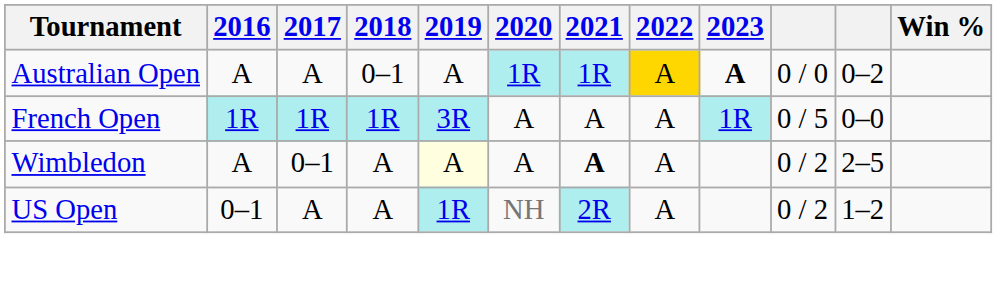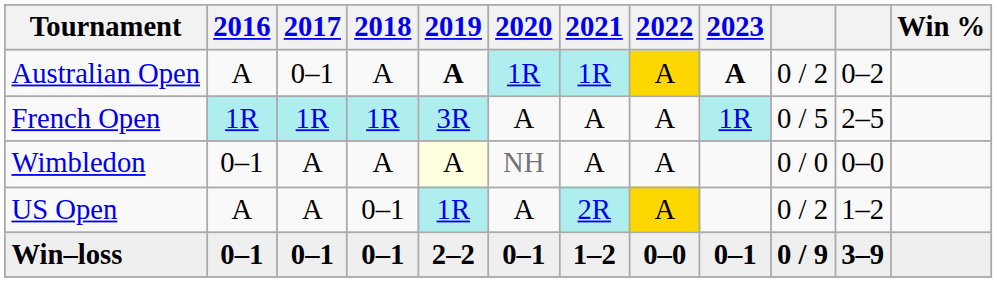(312, 72) A -> (312, 72) 0–1
(383, 72) 0–1 -> (383, 72) A
(453, 72) normal -> (453, 72) bold
(803, 72) 0 / 0 -> (803, 72) 0 / 2
(863, 118) 0–0 -> (863, 118) 2–5
(242, 163) A -> (242, 163) 0–1
(312, 163) 0–1 -> (312, 163) A
(524, 163) A -> (524, 163) NH
(594, 163) bold -> (594, 163) normal
(803, 163) 0 / 2 -> (803, 163) 0 / 0
(863, 163) 2–5 -> (863, 163) 0–0
(242, 208) 0–1 -> (242, 208) A
(383, 208) A -> (383, 208) 0–1
(524, 208) NH -> (524, 208) A
(665, 208) no background -> (665, 208) gold background
+ row: (67, 254)
